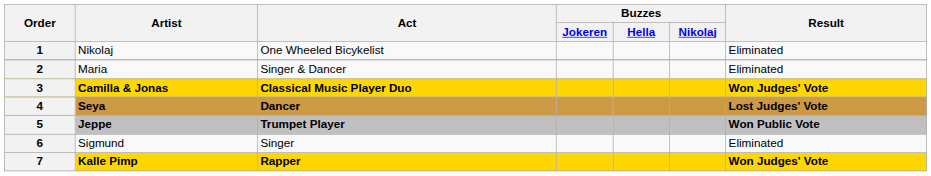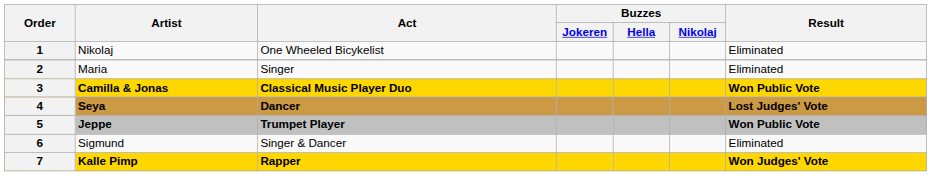(303, 69) Singer & Dancer -> (277, 69) Singer
(778, 87) Won Judges' Vote -> (774, 87) Won Public Vote
(277, 143) Singer -> (303, 143) Singer & Dancer
